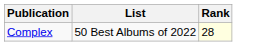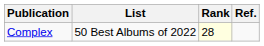+ column: (246, 13)
